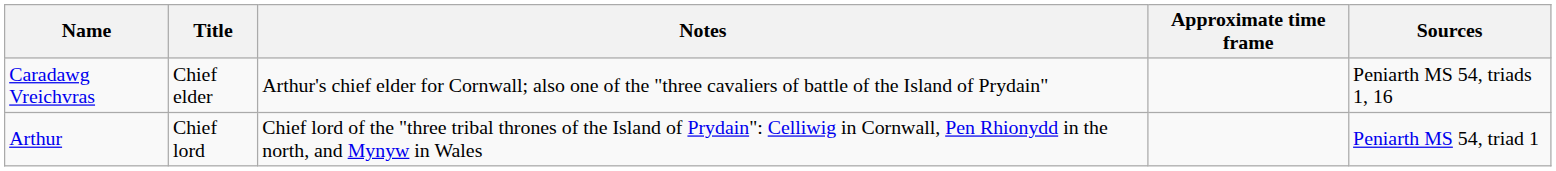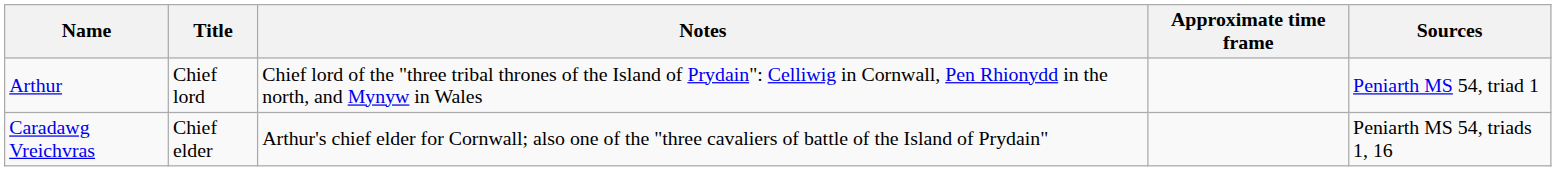rows swapped: (36, 138) <-> (52, 85)
